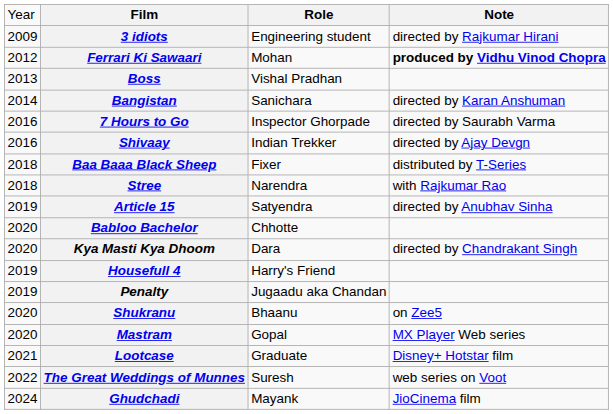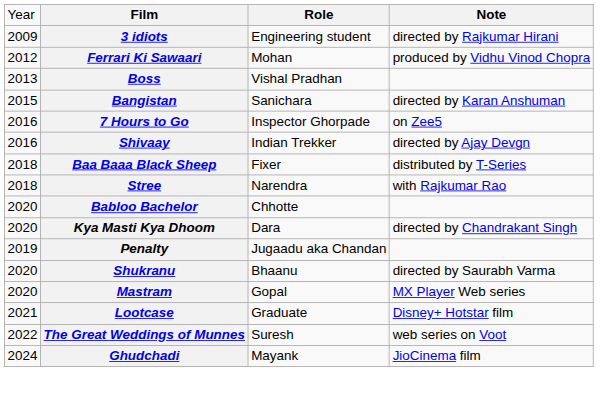(499, 57) bold -> (491, 57) normal
(22, 100) 2014 -> (22, 100) 2015
(474, 121) directed by Saurabh Varma -> (417, 121) on Zee5
- row: (144, 206)
- row: (144, 270)
(417, 313) on Zee5 -> (474, 270) directed by Saurabh Varma
